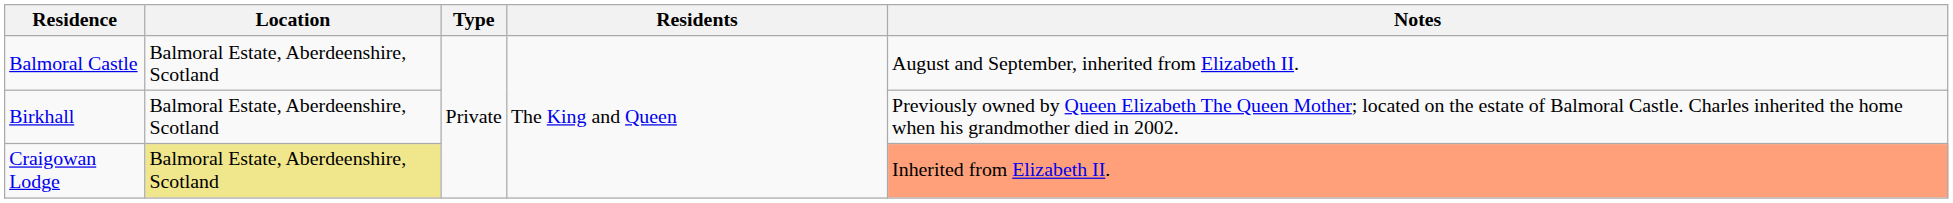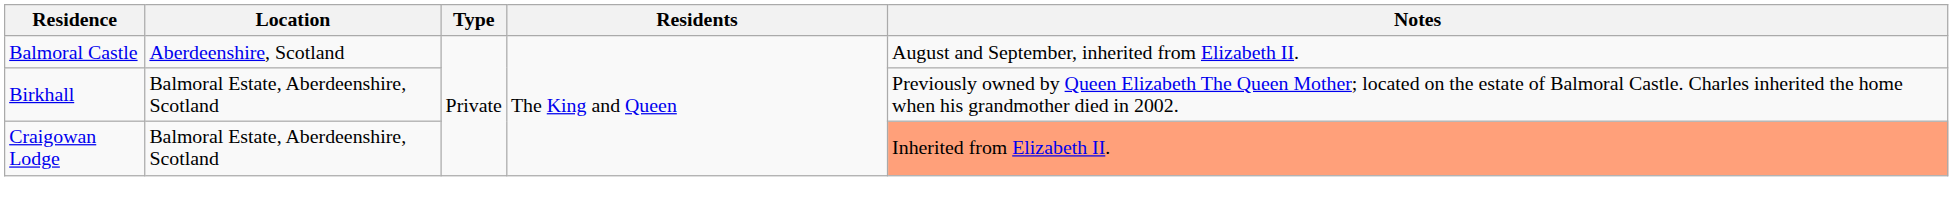(278, 62) Balmoral Estate, Aberdeenshire, Scotland -> (247, 51) Aberdeenshire, Scotland
(278, 170) khaki background -> (278, 148) no background
